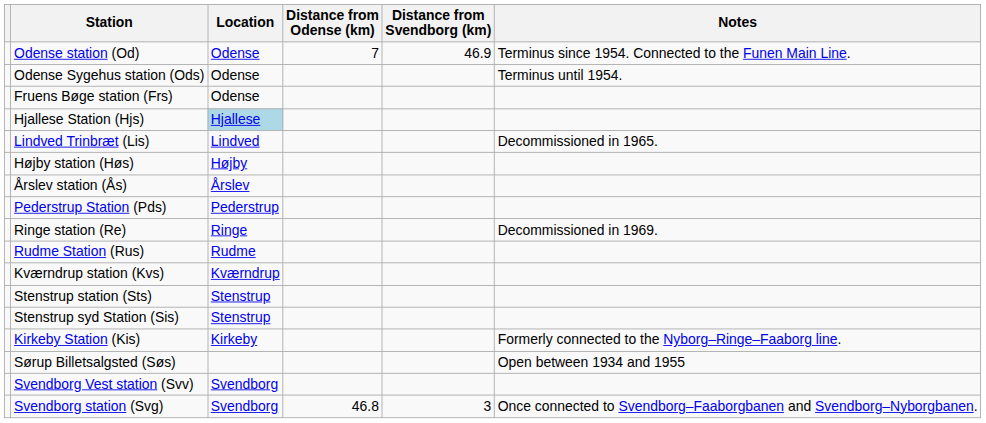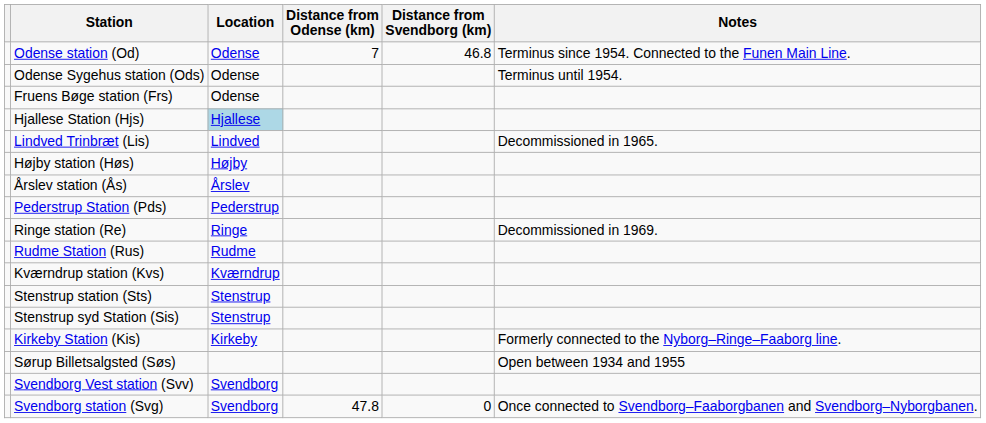(478, 53) 46.9 -> (478, 53) 46.8
(365, 406) 46.8 -> (365, 406) 47.8
(487, 406) 3 -> (487, 406) 0
